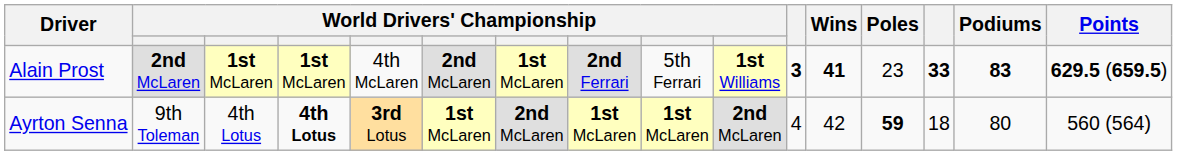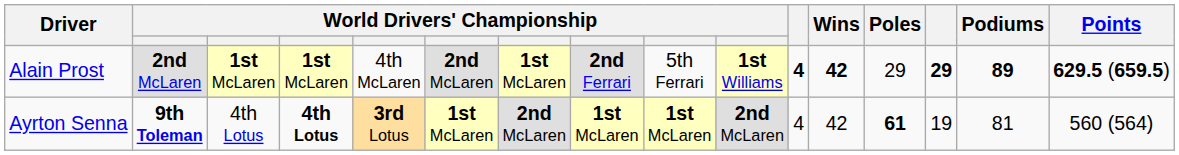(796, 72) 3 -> (799, 72) 4
(834, 72) 41 -> (837, 72) 42
(893, 72) 23 -> (895, 72) 29
(939, 72) 33 -> (941, 72) 29
(1000, 72) 83 -> (1003, 72) 89
(168, 124) normal -> (170, 124) bold
(893, 124) 59 -> (895, 124) 61
(939, 124) 18 -> (941, 124) 19
(1000, 124) 80 -> (1003, 124) 81
